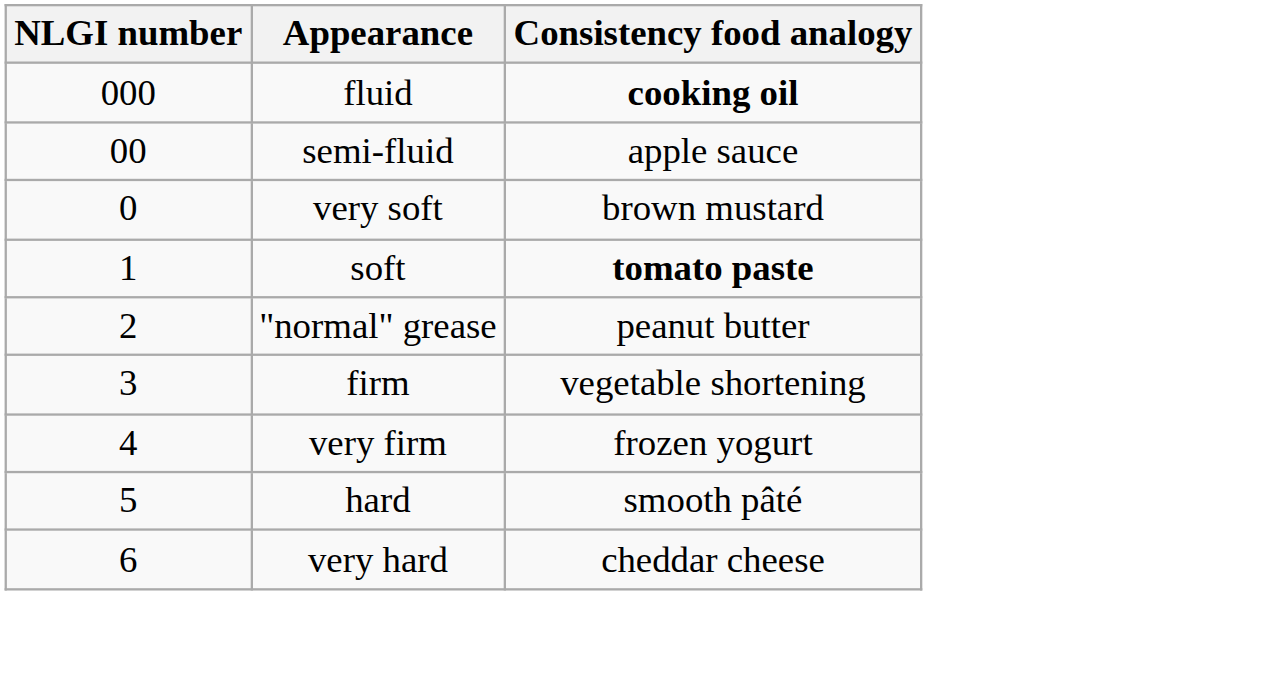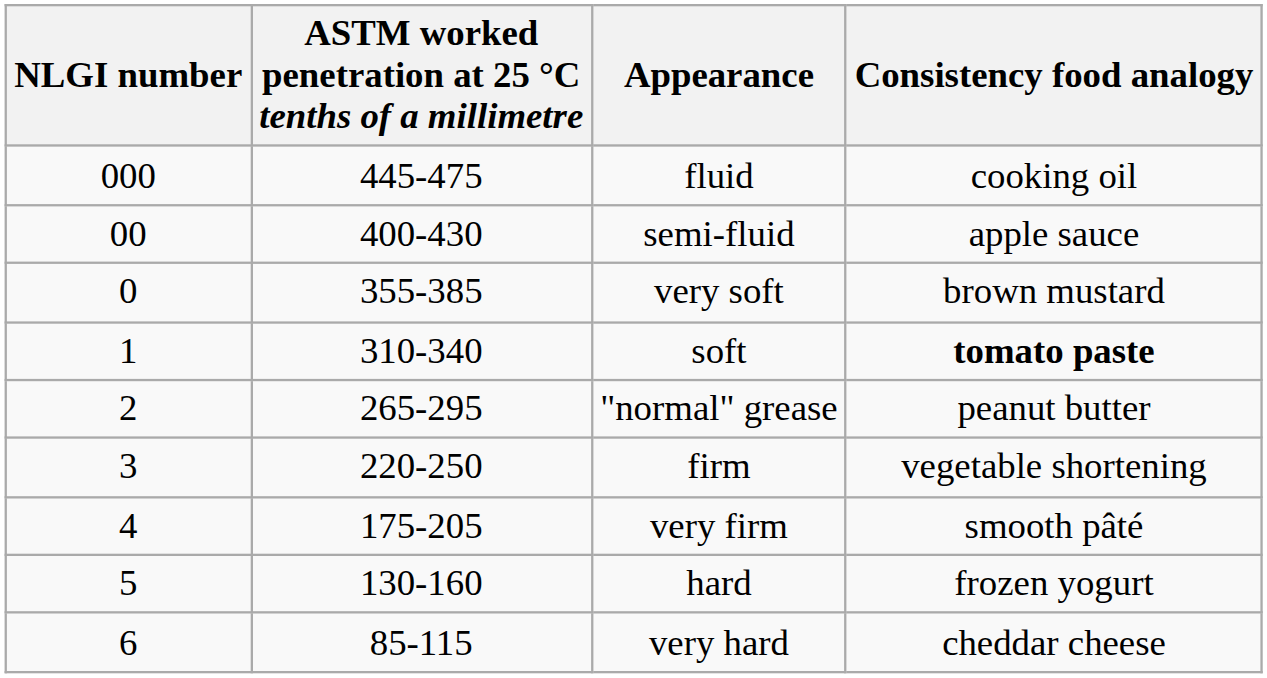+ column: (421, 75)
(713, 92) bold -> (1054, 174) normal
(713, 442) frozen yogurt -> (1054, 525) smooth pâté
(713, 500) smooth pâté -> (1054, 583) frozen yogurt
